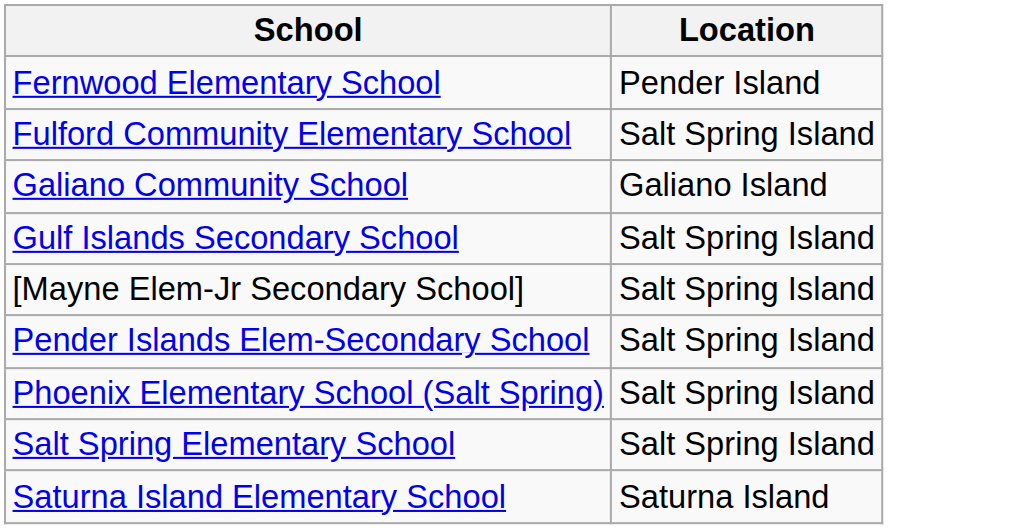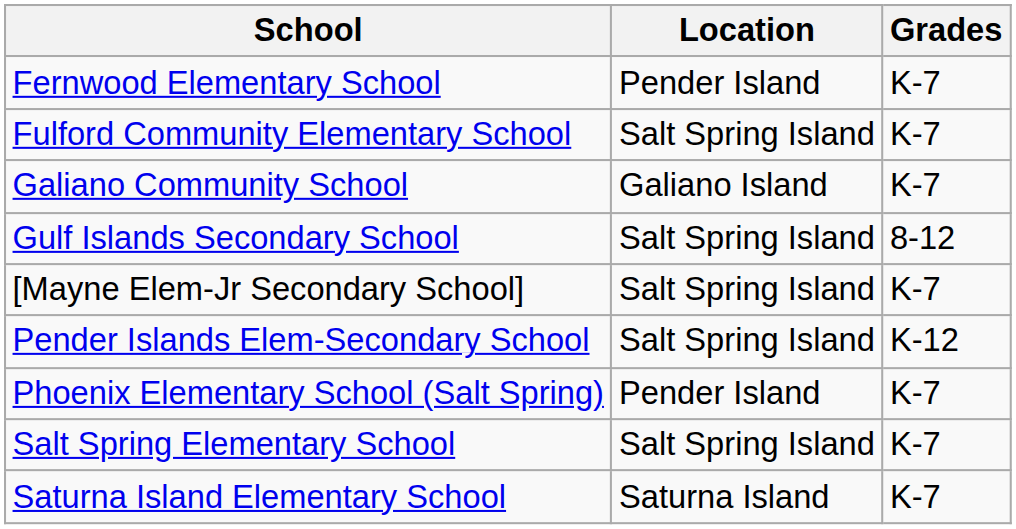+ column: (946, 30)
(747, 392) Salt Spring Island -> (720, 392) Pender Island
